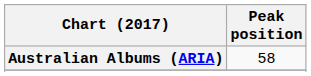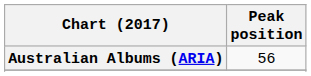(266, 58) 58 -> (266, 58) 56
